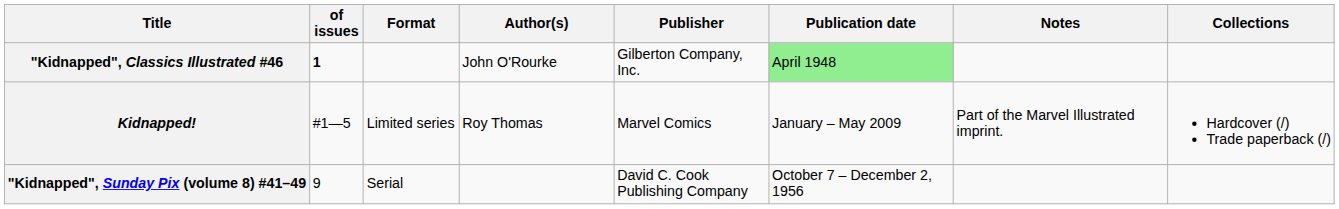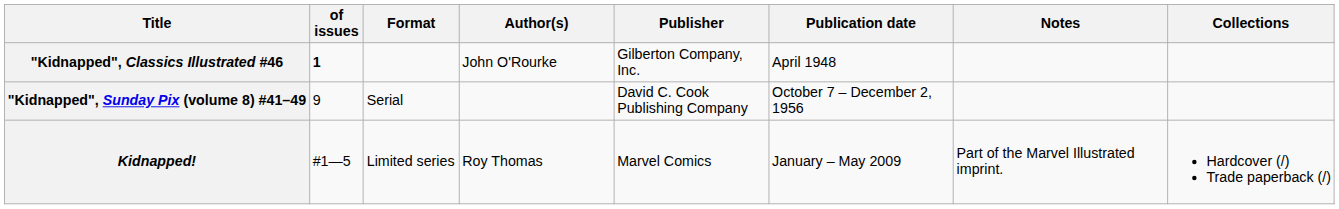(804, 62) lightgreen background -> (804, 62) no background
rows swapped: (157, 184) <-> (157, 123)
